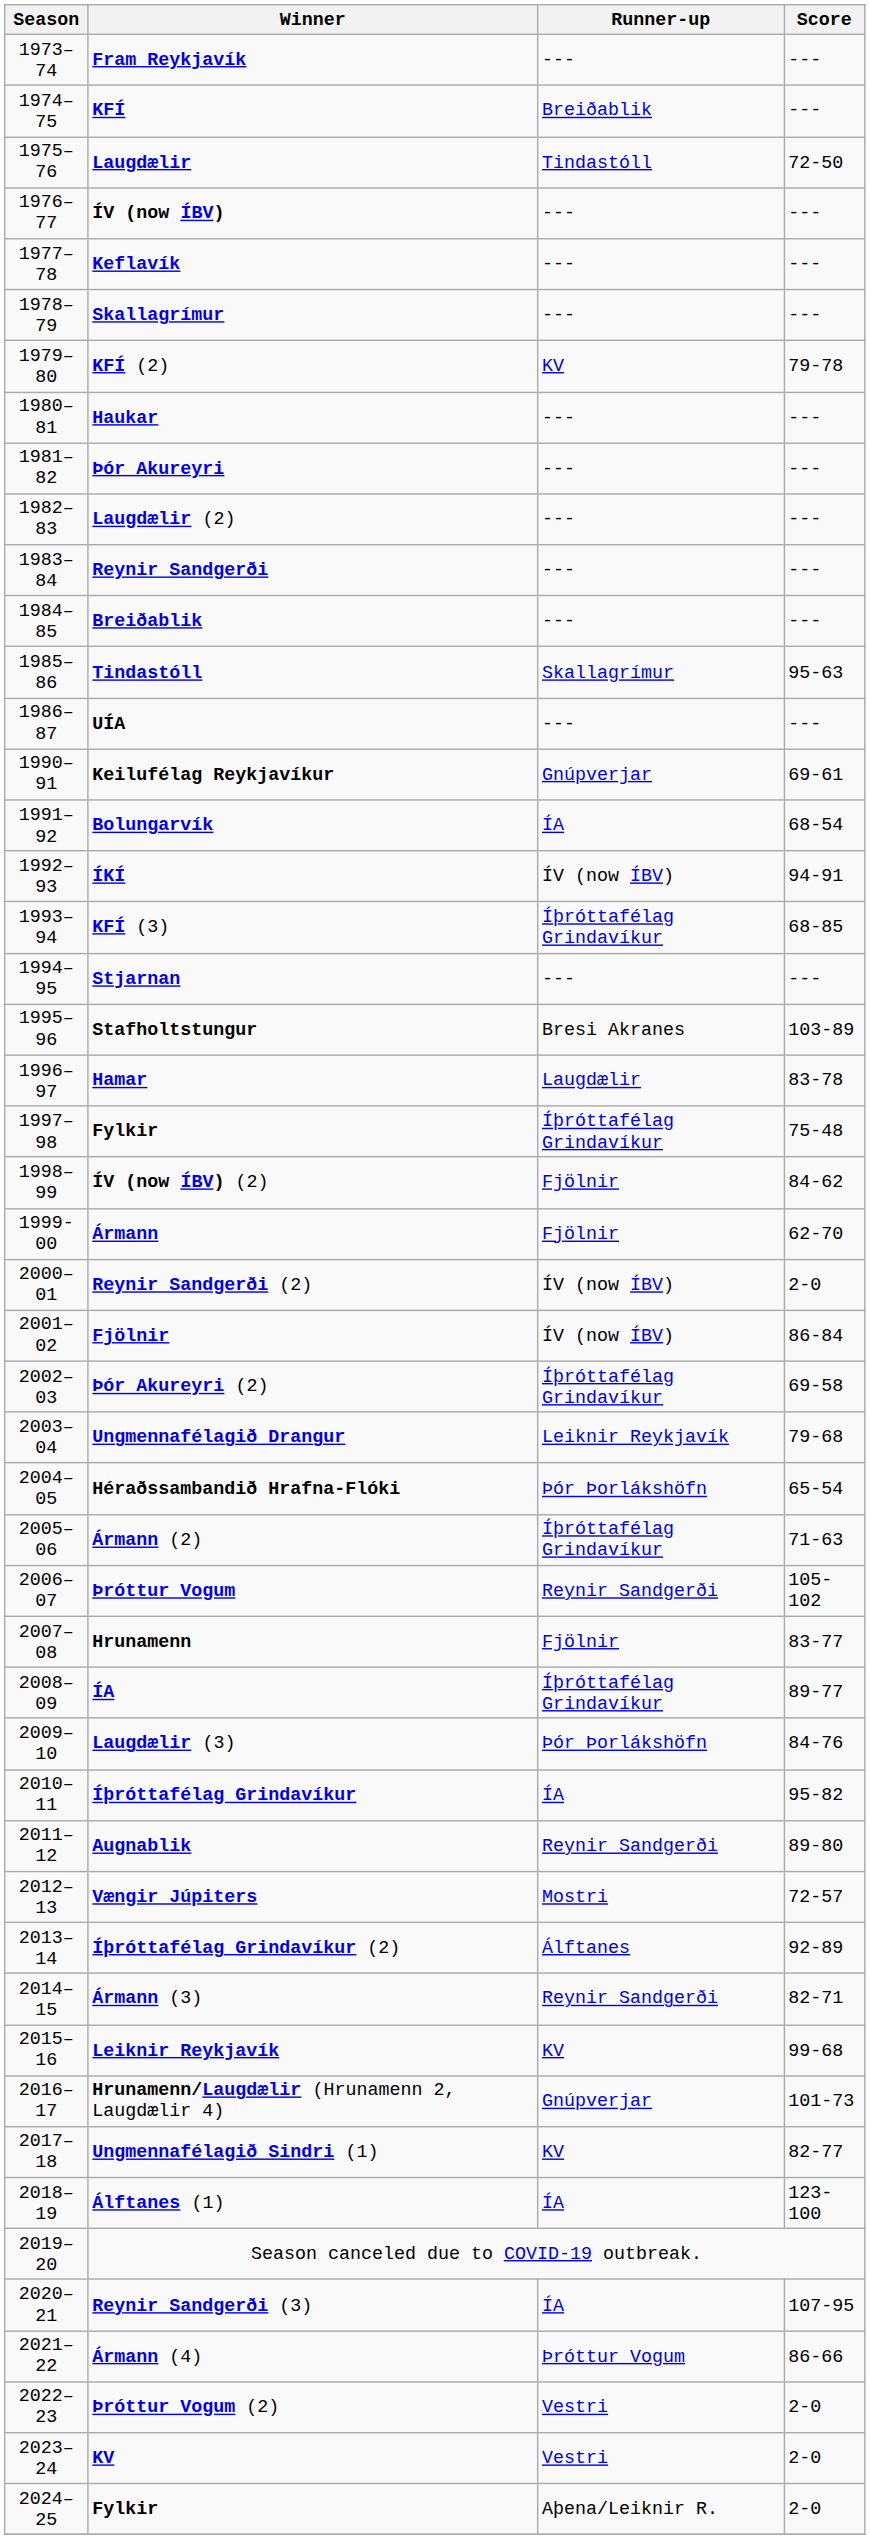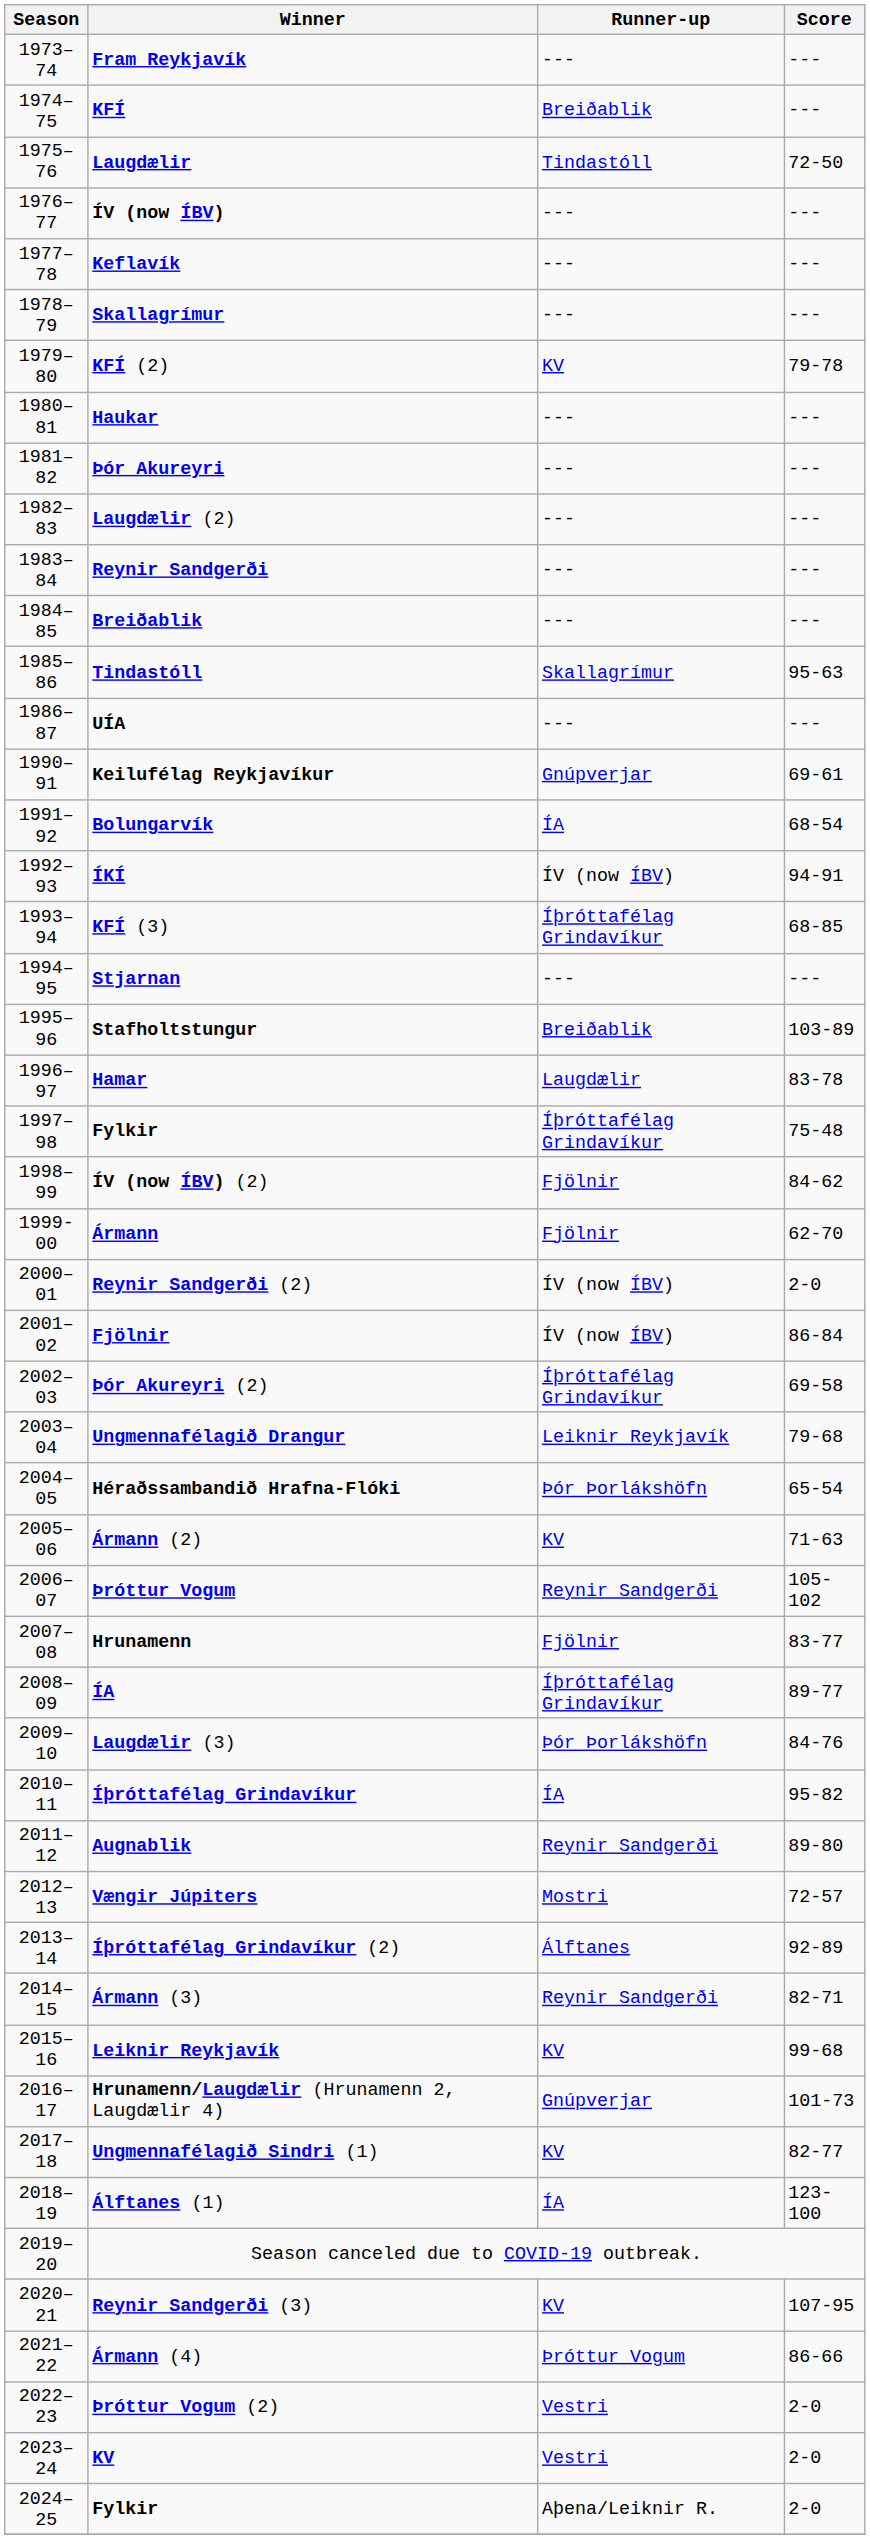(614, 1030) Bresi Akranes -> (597, 1030) Breiðablik
(608, 1540) Íþróttafélag Grindavíkur -> (553, 1540) KV
(553, 2305) ÍA -> (553, 2305) KV
